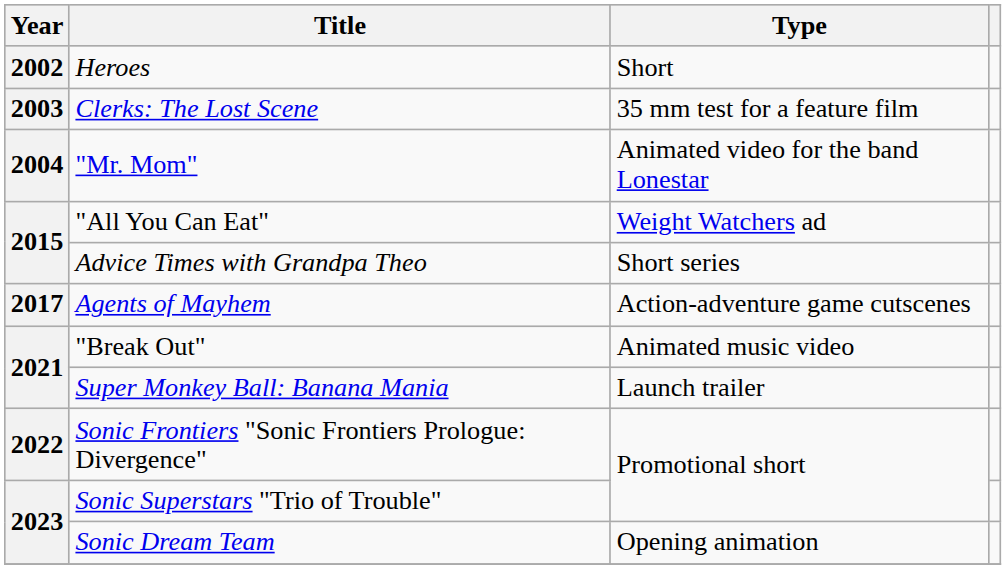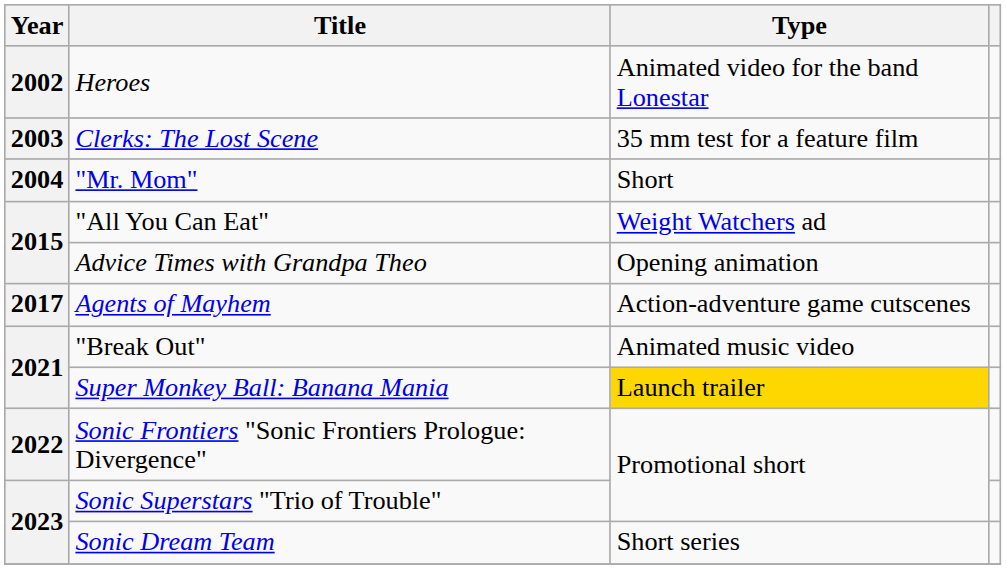(645, 66) Short -> (768, 81) Animated video for the band Lonestar
(768, 164) Animated video for the band Lonestar -> (645, 179) Short
(678, 262) Short series -> (718, 262) Opening animation
(691, 387) no background -> (691, 387) gold background
(718, 542) Opening animation -> (678, 542) Short series
